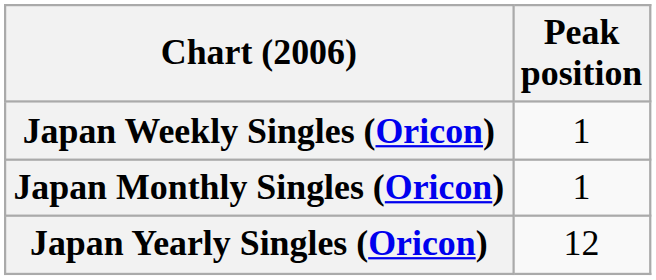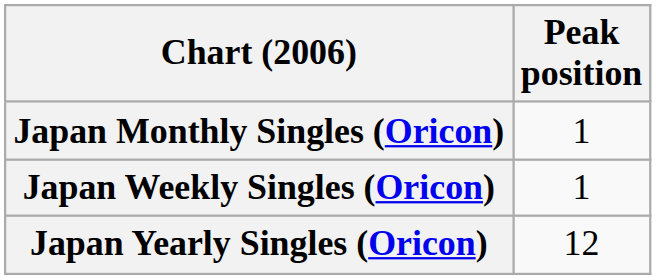rows swapped: (259, 130) <-> (259, 186)
